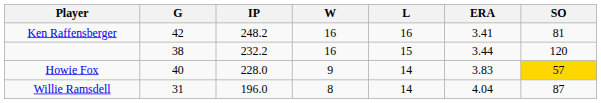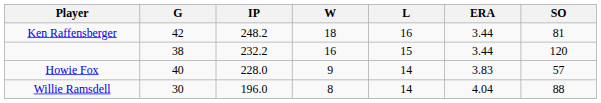(330, 32) 16 -> (330, 32) 18
(482, 32) 3.41 -> (482, 32) 3.44
(559, 70) gold background -> (559, 70) no background
(178, 88) 31 -> (178, 88) 30
(559, 88) 87 -> (559, 88) 88
